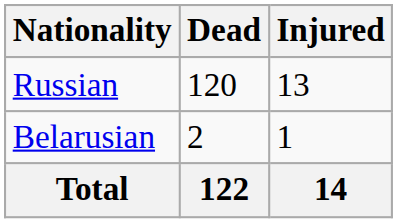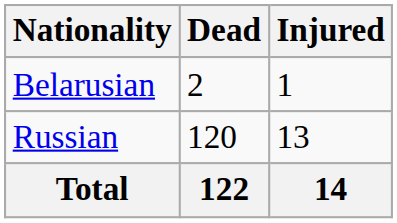rows swapped: (65, 83) <-> (84, 136)
